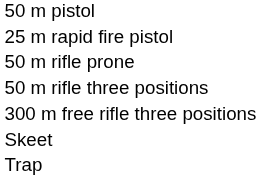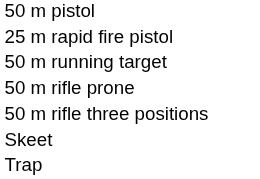+ row: (86, 62)
- row: (130, 113)
